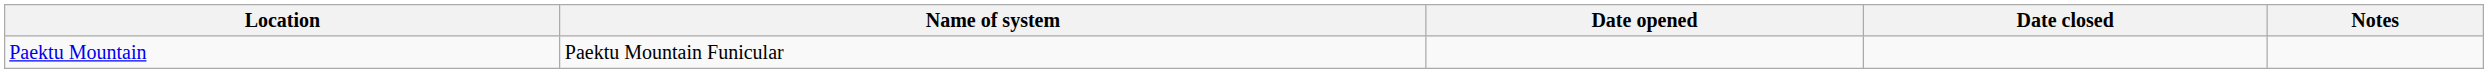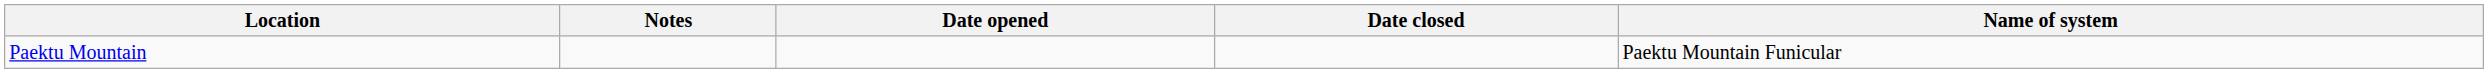columns swapped: (993, 20) <-> (2375, 20)
